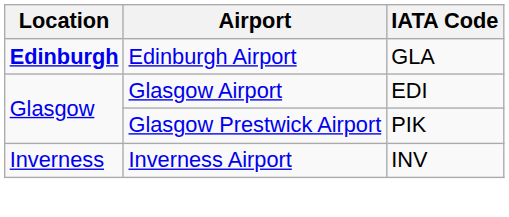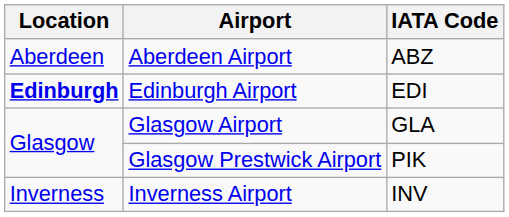+ row: (210, 56)
(413, 56) GLA -> (409, 90) EDI
(409, 90) EDI -> (413, 125) GLA
